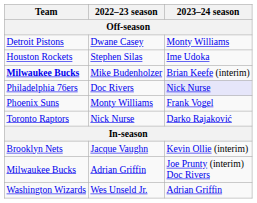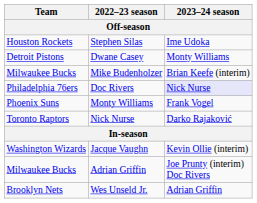rows swapped: (117, 42) <-> (116, 57)
(43, 73) bold -> (41, 73) normal
(35, 149) Brooklyn Nets -> (46, 149) Washington Wizards
(46, 190) Washington Wizards -> (35, 190) Brooklyn Nets
